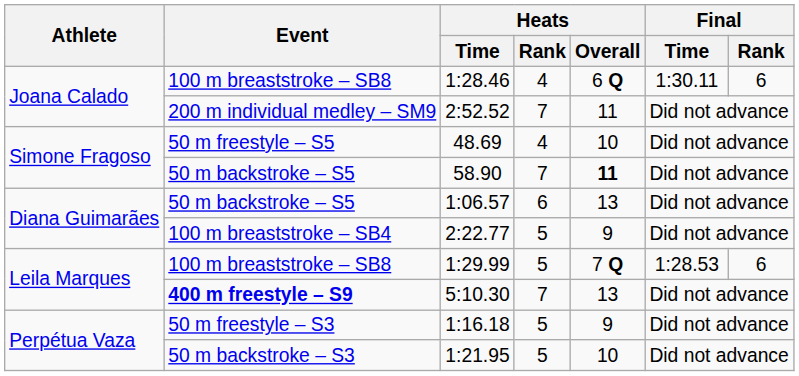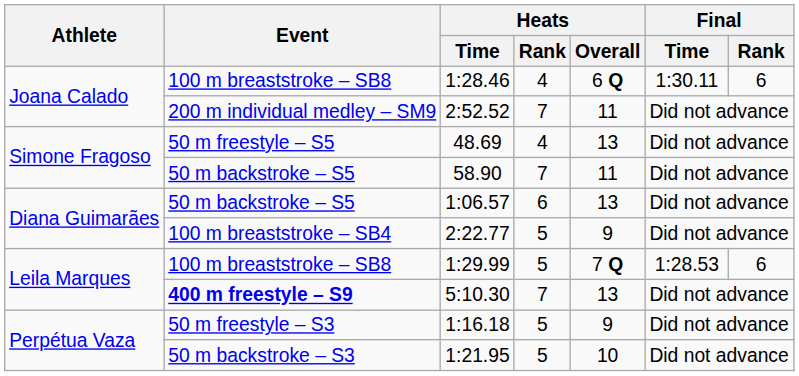(608, 142) 10 -> (608, 142) 13
(608, 173) bold -> (608, 173) normal
